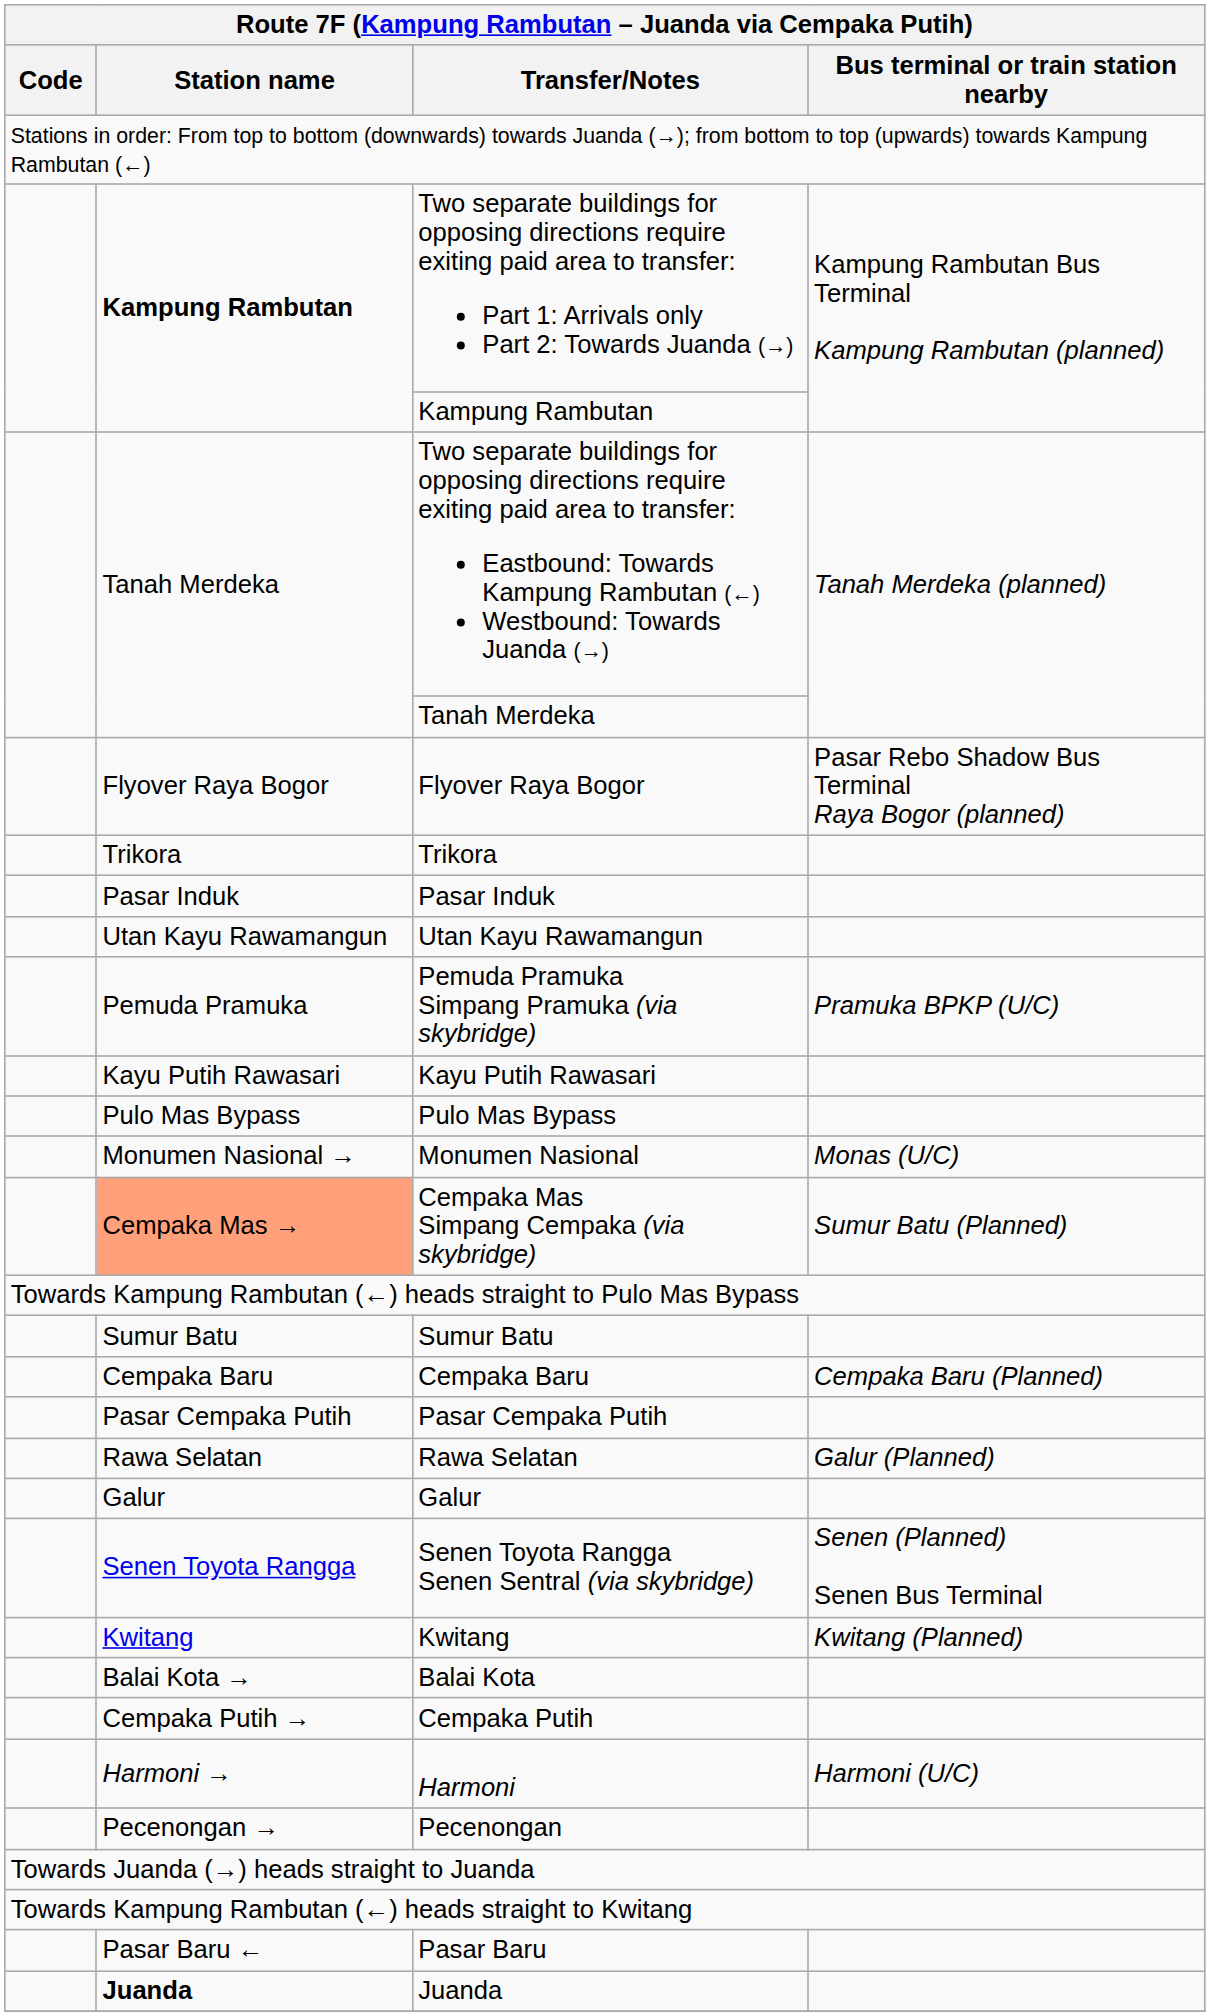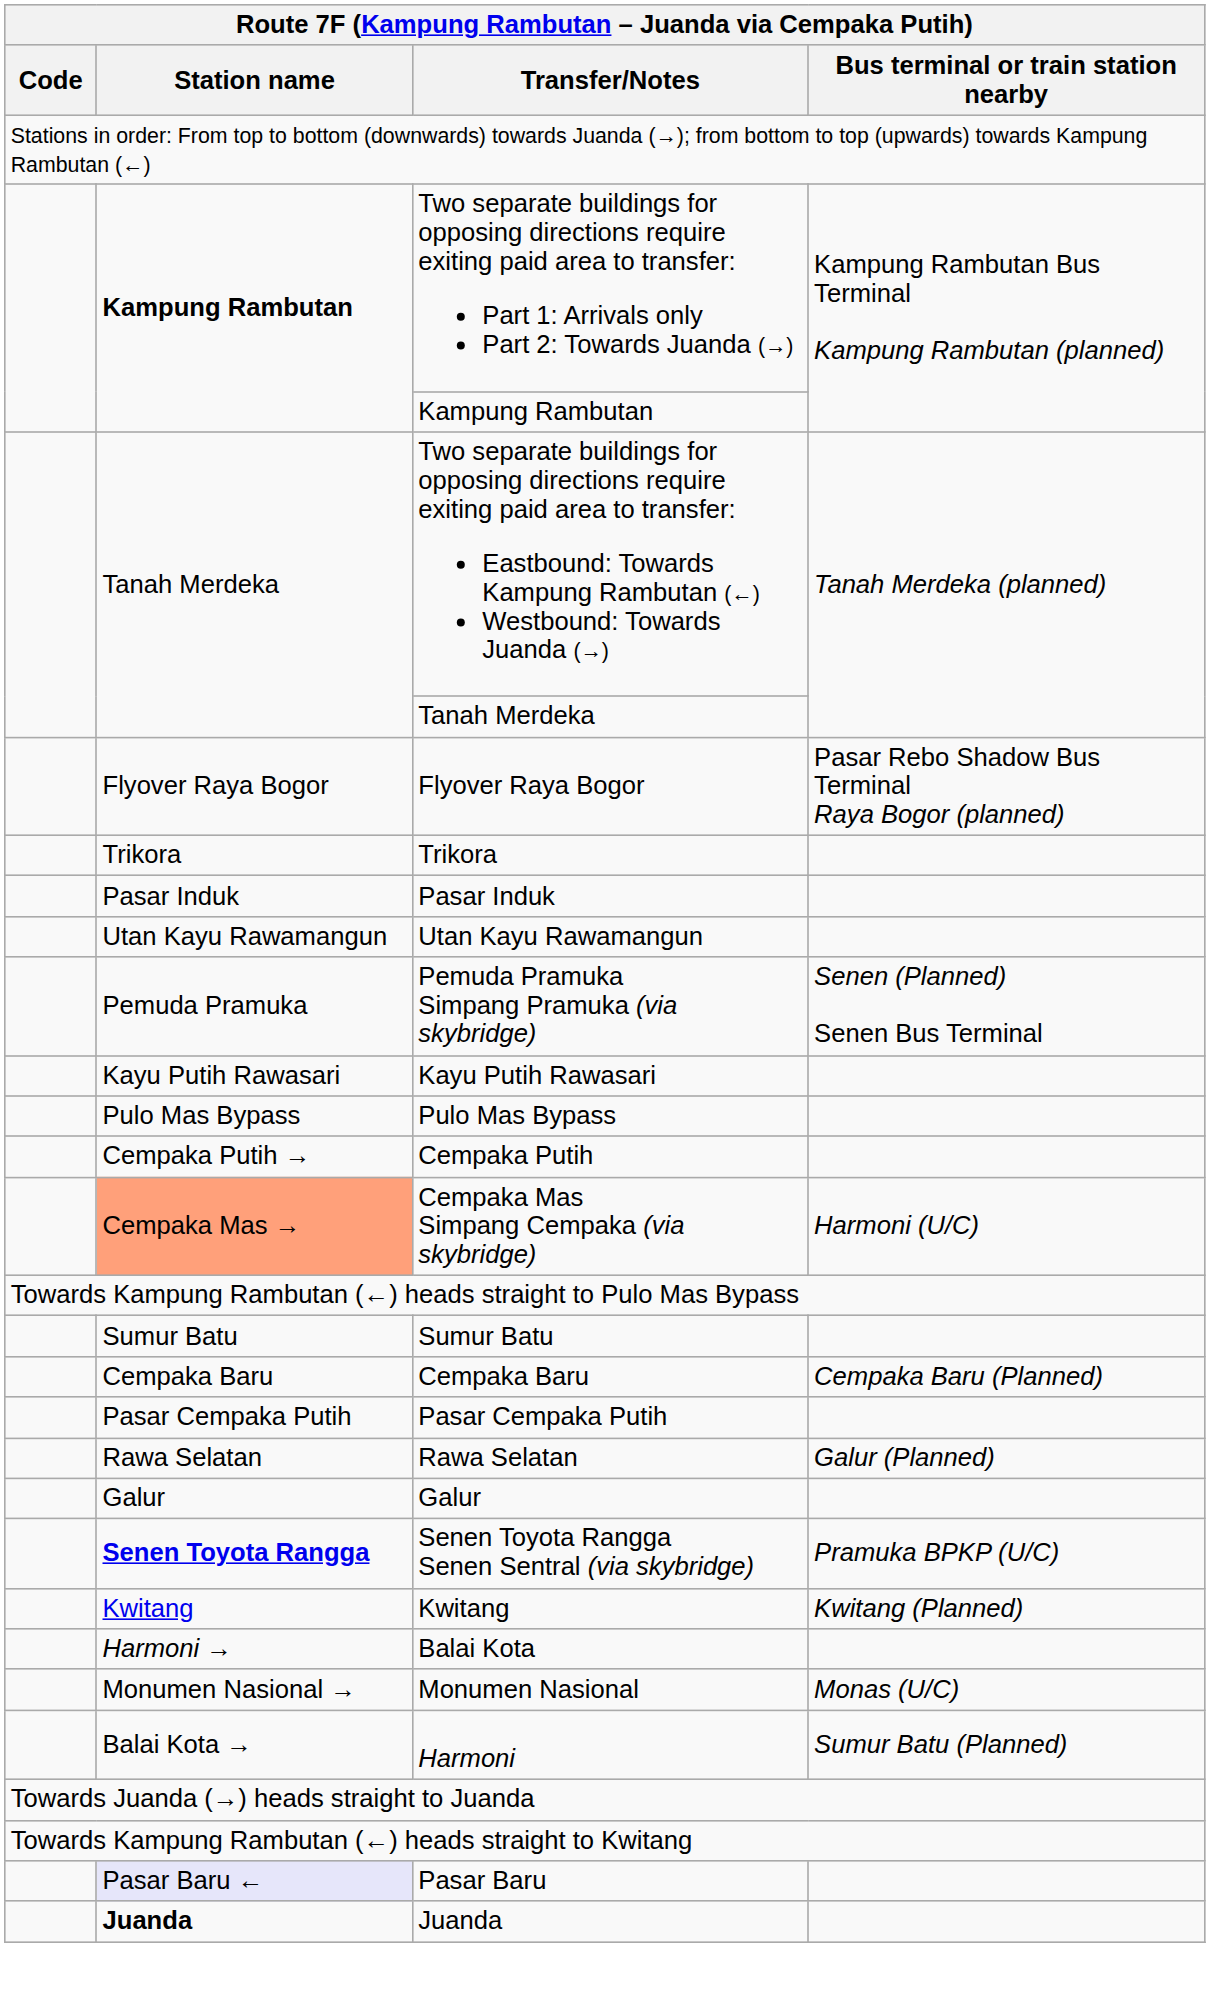(937, 1005) Pramuka BPKP (U/C) -> (928, 1005) Senen (Planned) Senen Bus Terminal
rows swapped: (506, 1718) <-> (529, 1156)
(941, 1225) Sumur Batu (Planned) -> (897, 1225) Harmoni (U/C)
(229, 1567) normal -> (236, 1553) bold
(928, 1567) Senen (Planned) Senen Bus Terminal -> (937, 1553) Pramuka BPKP (U/C)
(177, 1677) Balai Kota → -> (167, 1648) Harmoni →
(167, 1773) Harmoni → -> (177, 1744) Balai Kota →
(897, 1773) Harmoni (U/C) -> (941, 1744) Sumur Batu (Planned)
- row: (490, 1828)
(183, 1950) no background -> (183, 1880) lavender background
